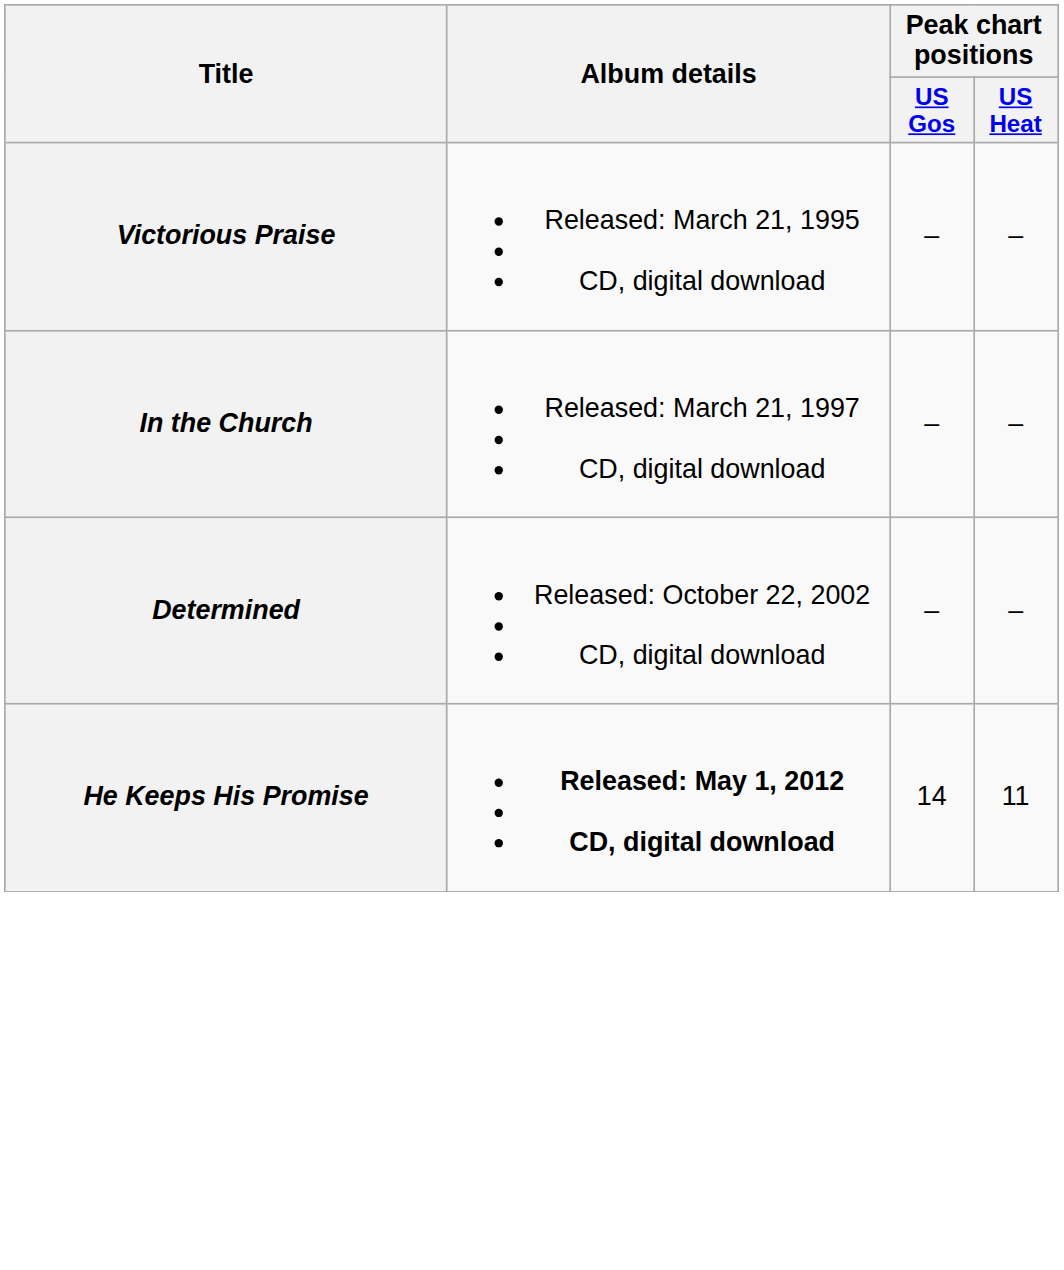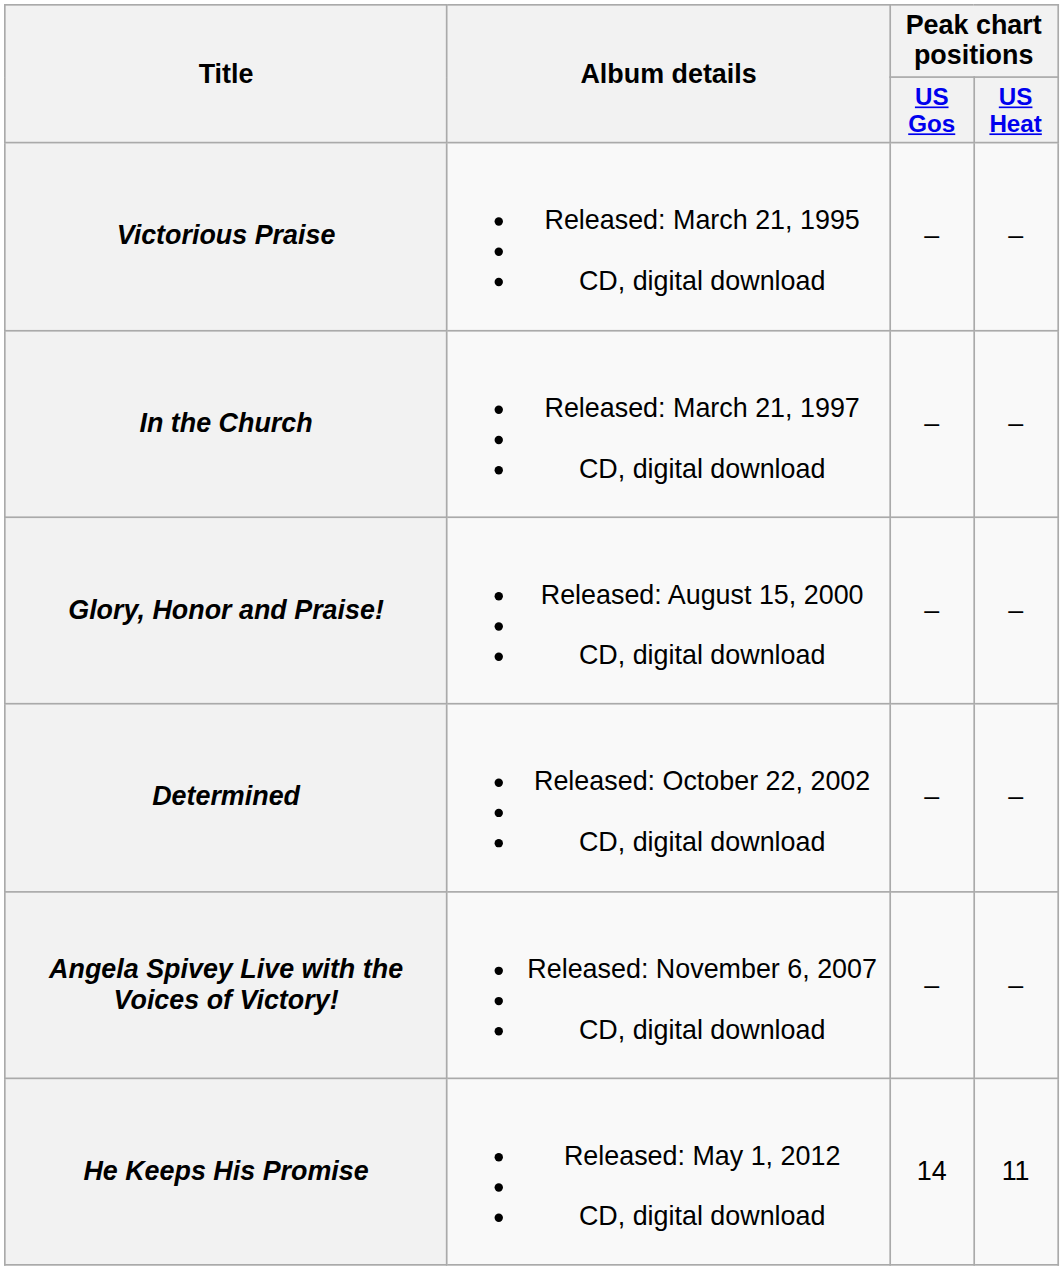+ row: (226, 610)
+ row: (226, 984)
(669, 813) bold -> (669, 1187) normal
